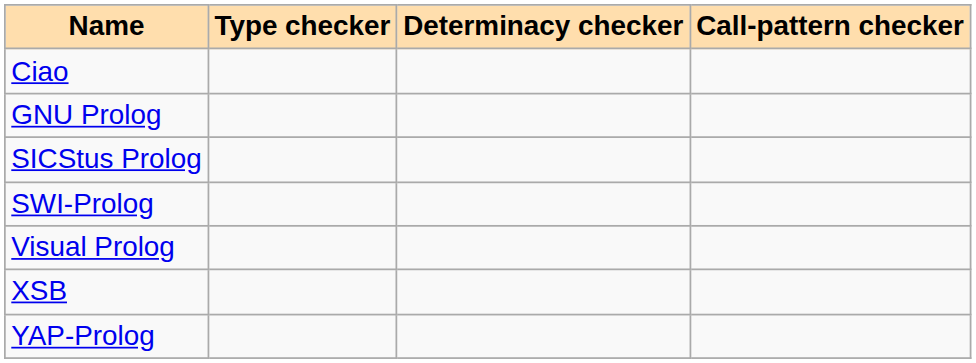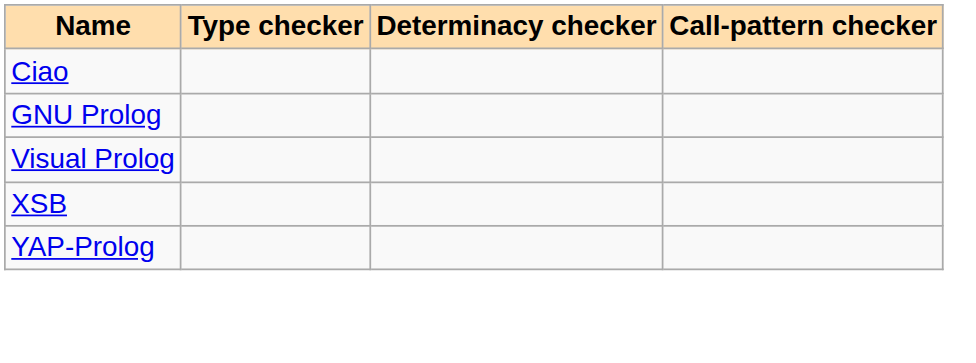- row: (106, 159)
- row: (82, 203)
